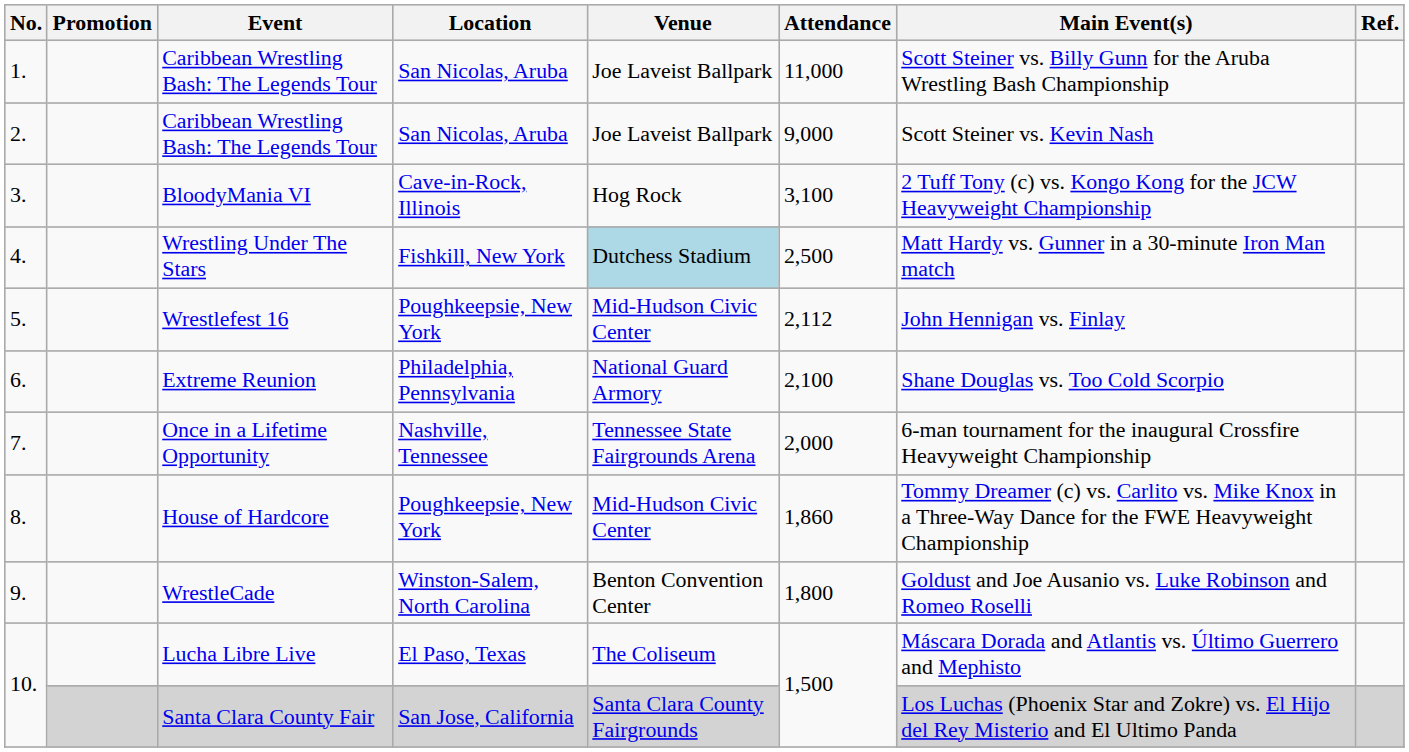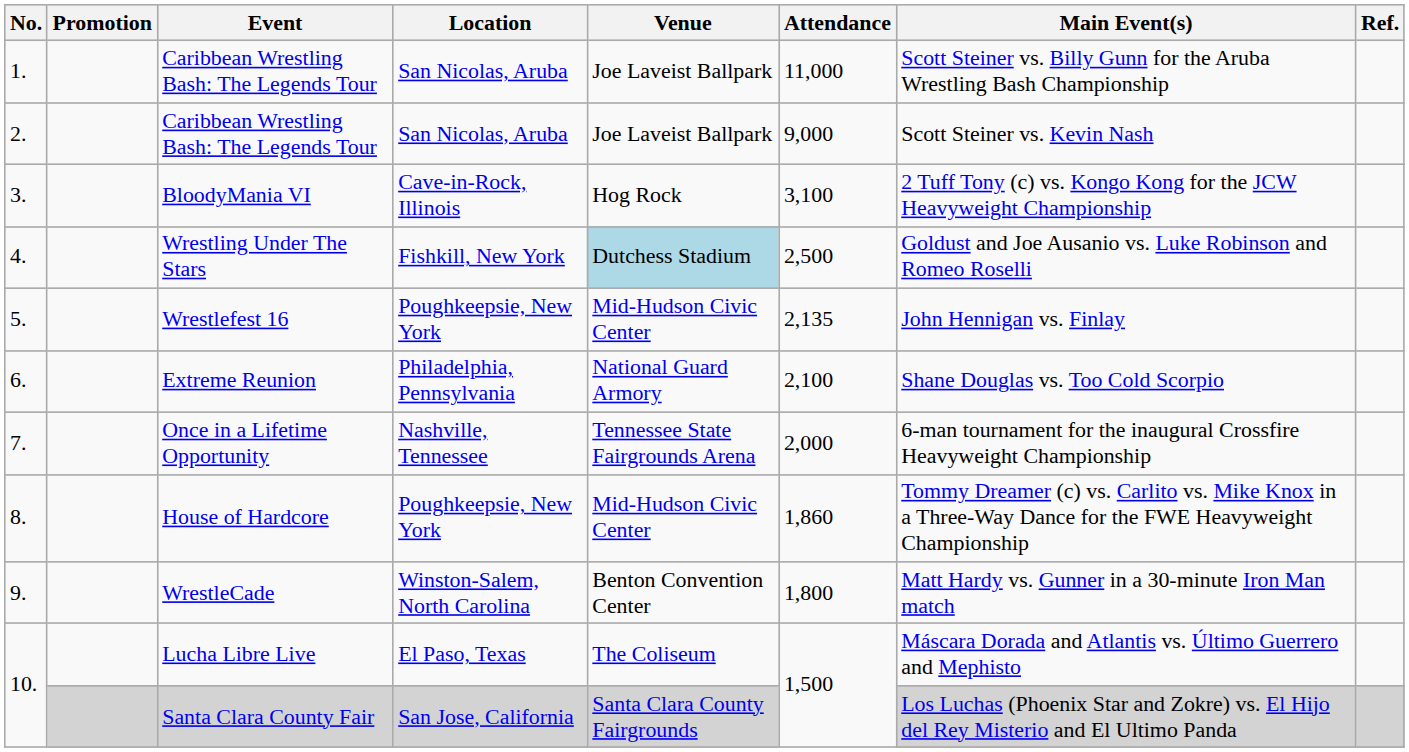(1113, 256) Matt Hardy vs. Gunner in a 30-minute Iron Man match -> (1114, 256) Goldust and Joe Ausanio vs. Luke Robinson and Romeo Roselli
(808, 318) 2,112 -> (809, 318) 2,135
(1114, 591) Goldust and Joe Ausanio vs. Luke Robinson and Romeo Roselli -> (1113, 591) Matt Hardy vs. Gunner in a 30-minute Iron Man match
